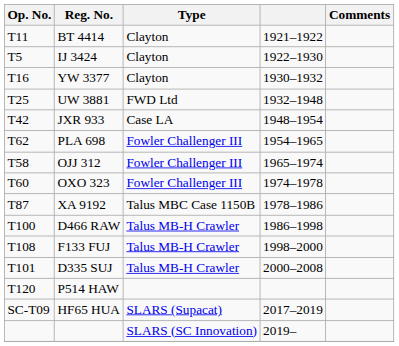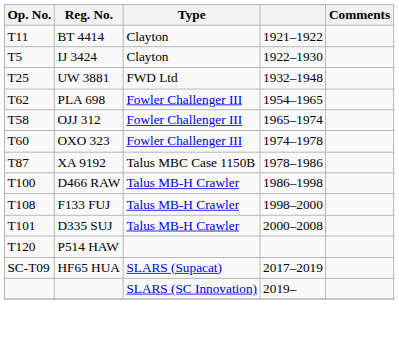- row: (18, 78)
- row: (18, 120)
